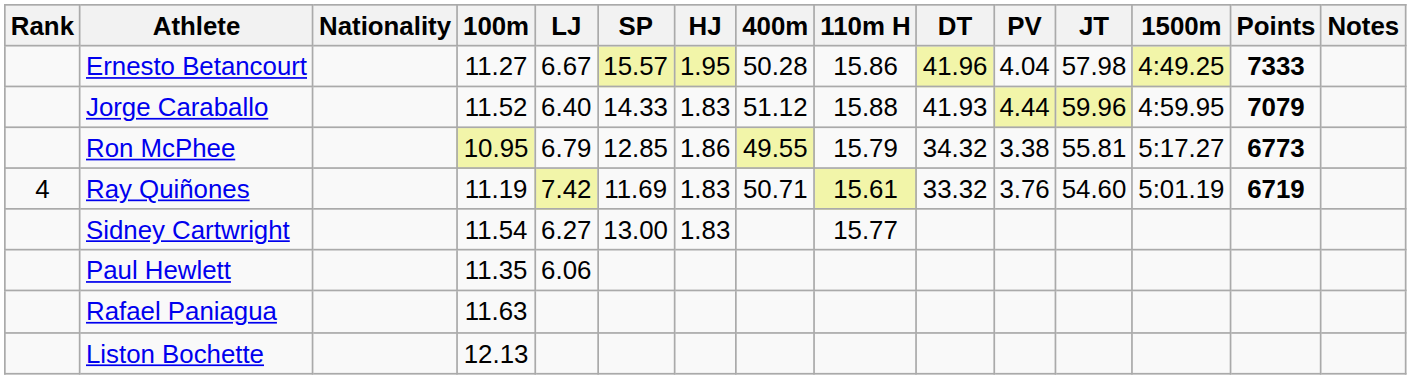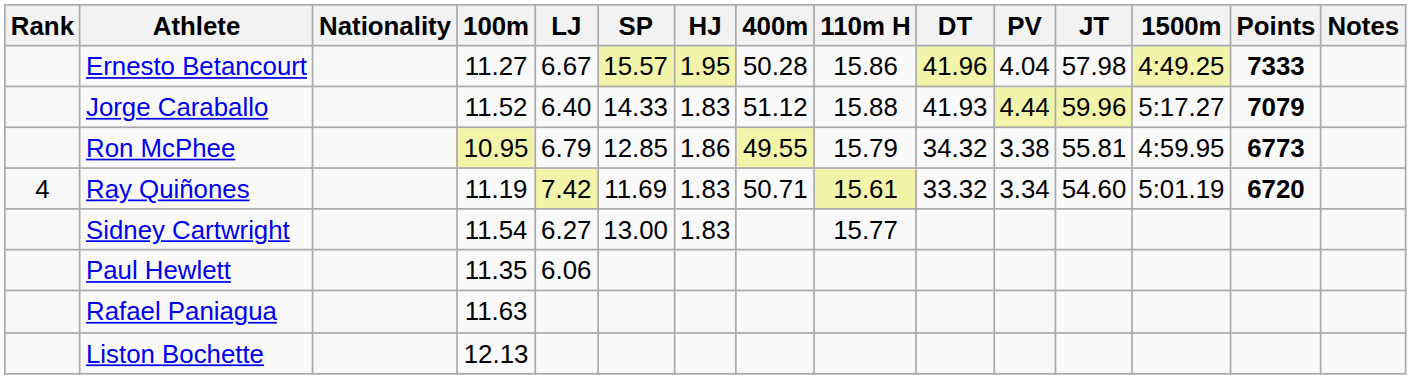(1181, 107) 4:59.95 -> (1181, 107) 5:17.27
(1181, 148) 5:17.27 -> (1181, 148) 4:59.95
(1025, 189) 3.76 -> (1025, 189) 3.34
(1276, 189) 6719 -> (1276, 189) 6720
